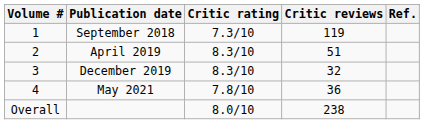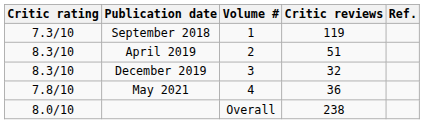columns swapped: (35, 14) <-> (233, 14)
